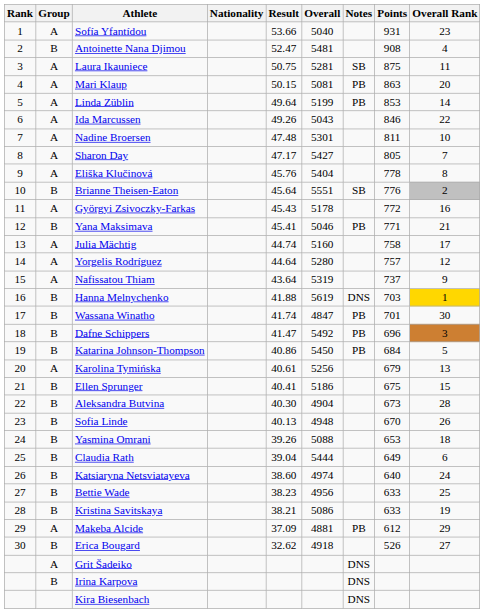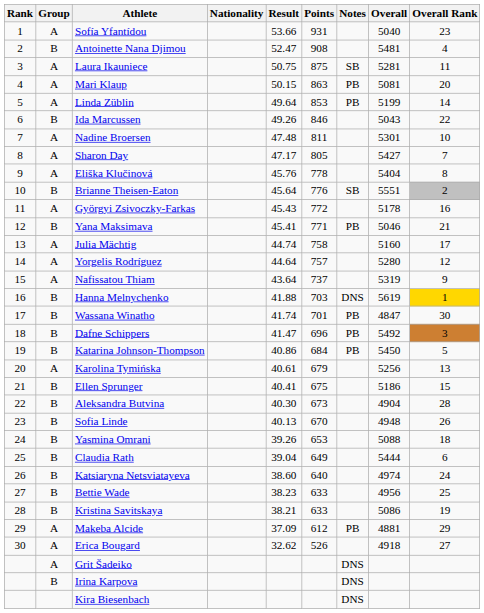columns swapped: (392, 13) <-> (322, 13)
(54, 119) A -> (54, 119) B
(54, 546) B -> (54, 546) A
